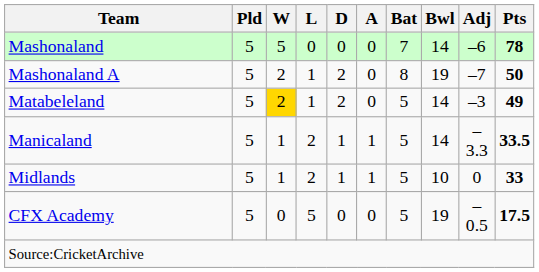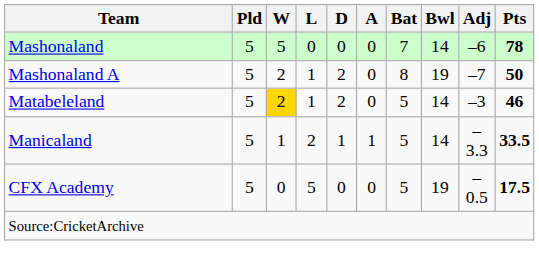(515, 102) 49 -> (515, 102) 46
- row: (42, 177)
